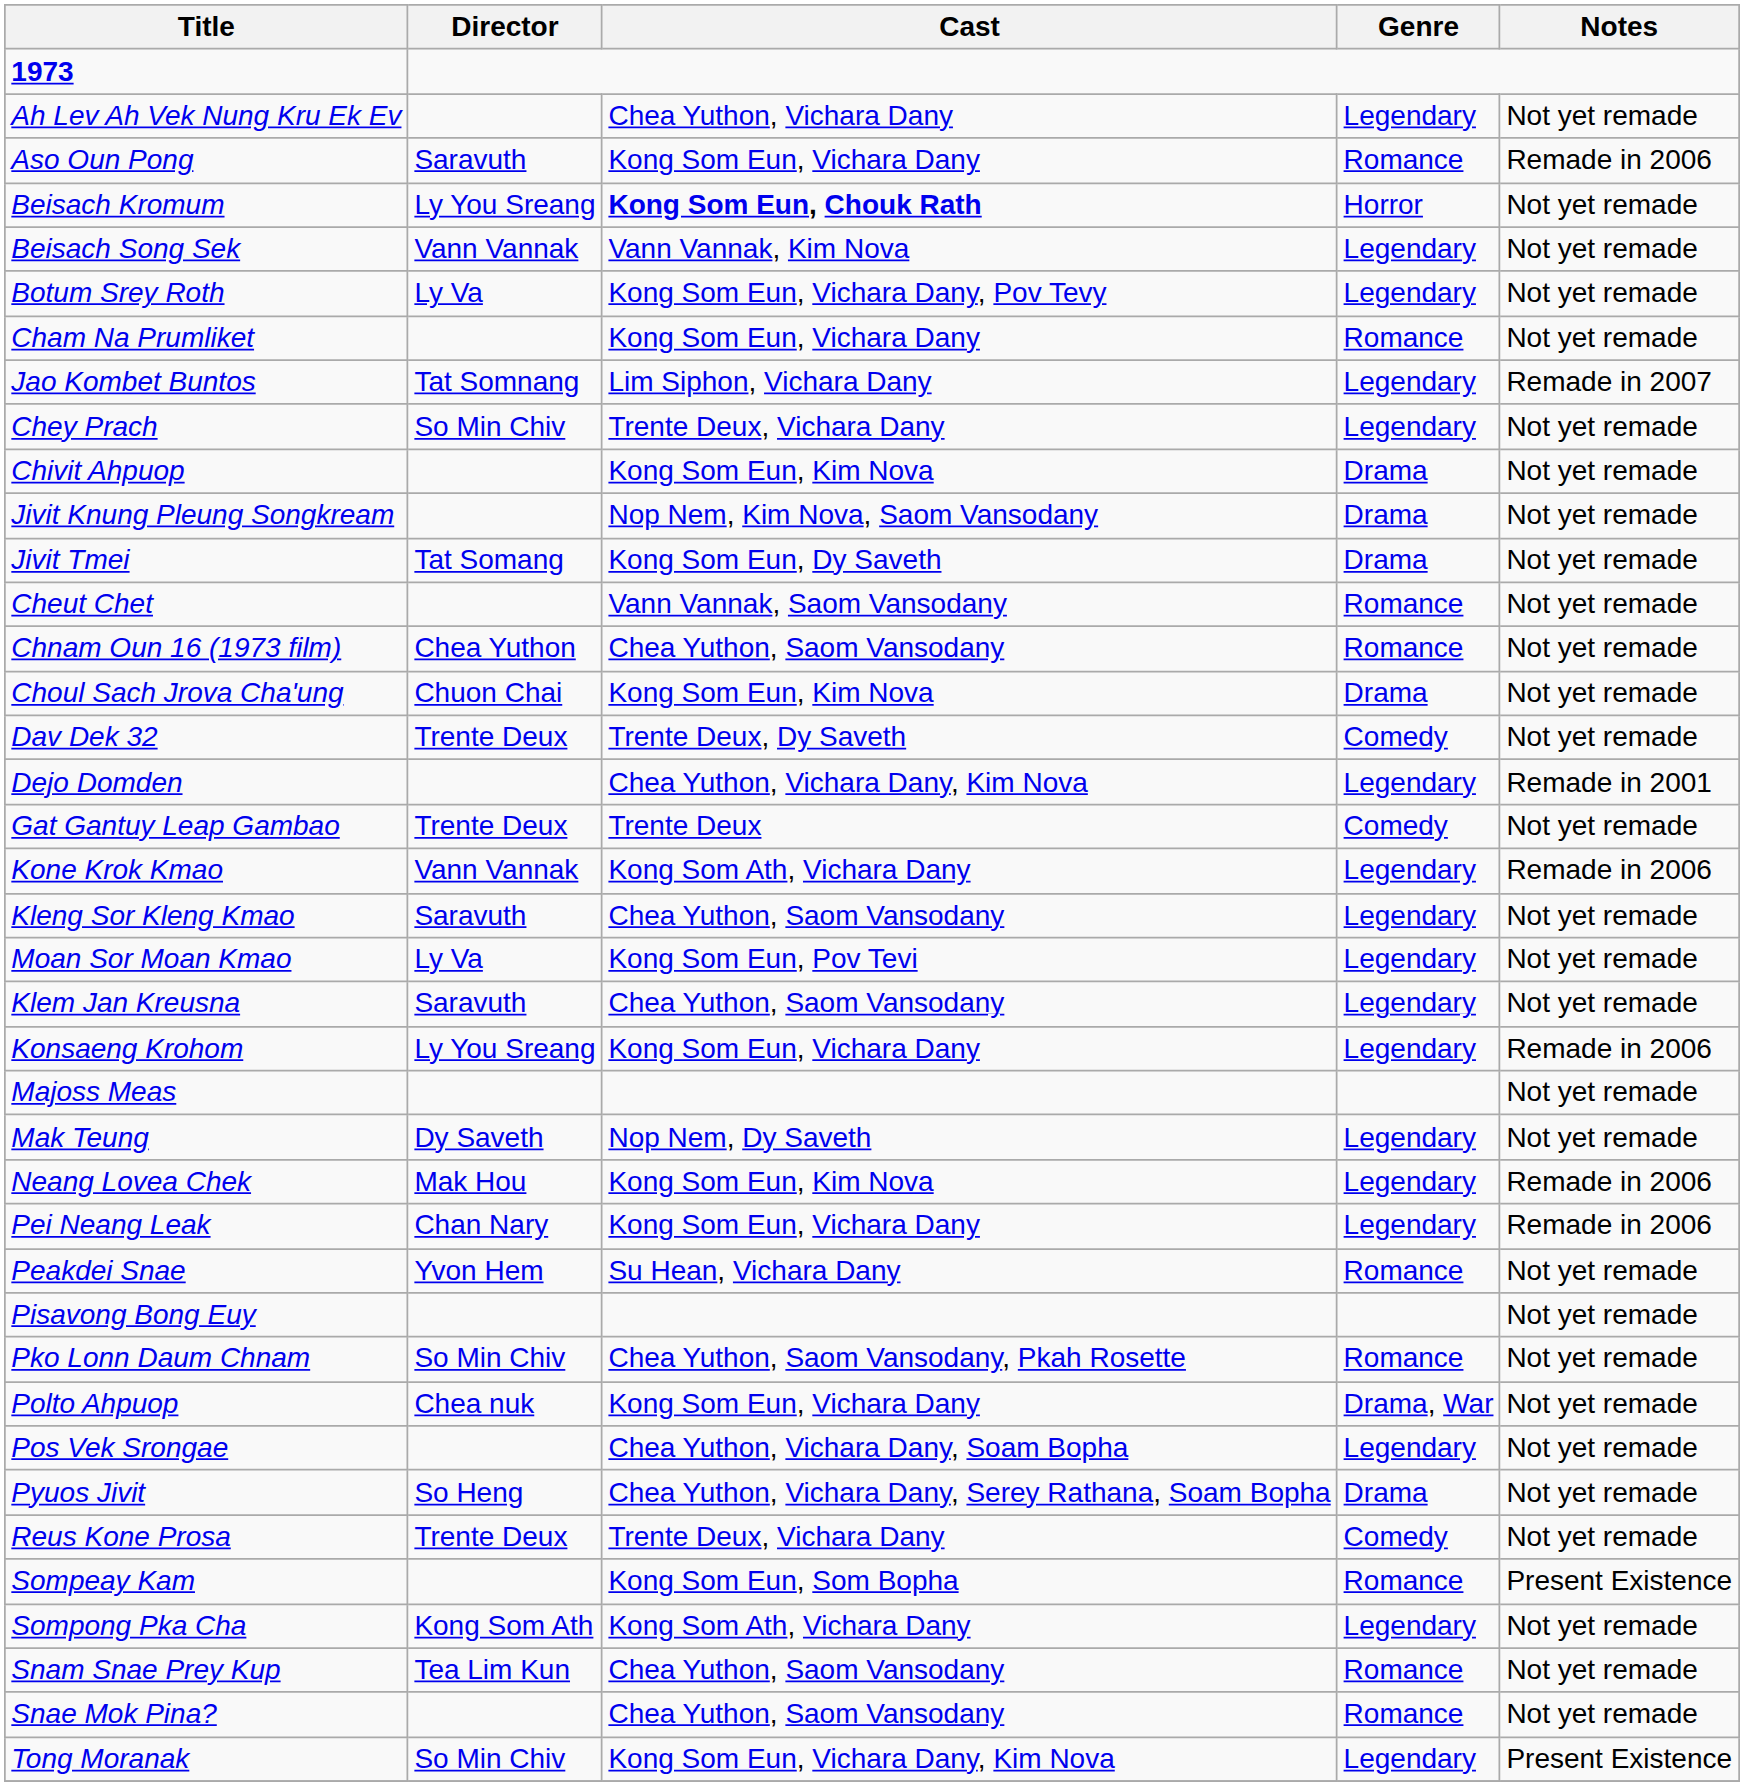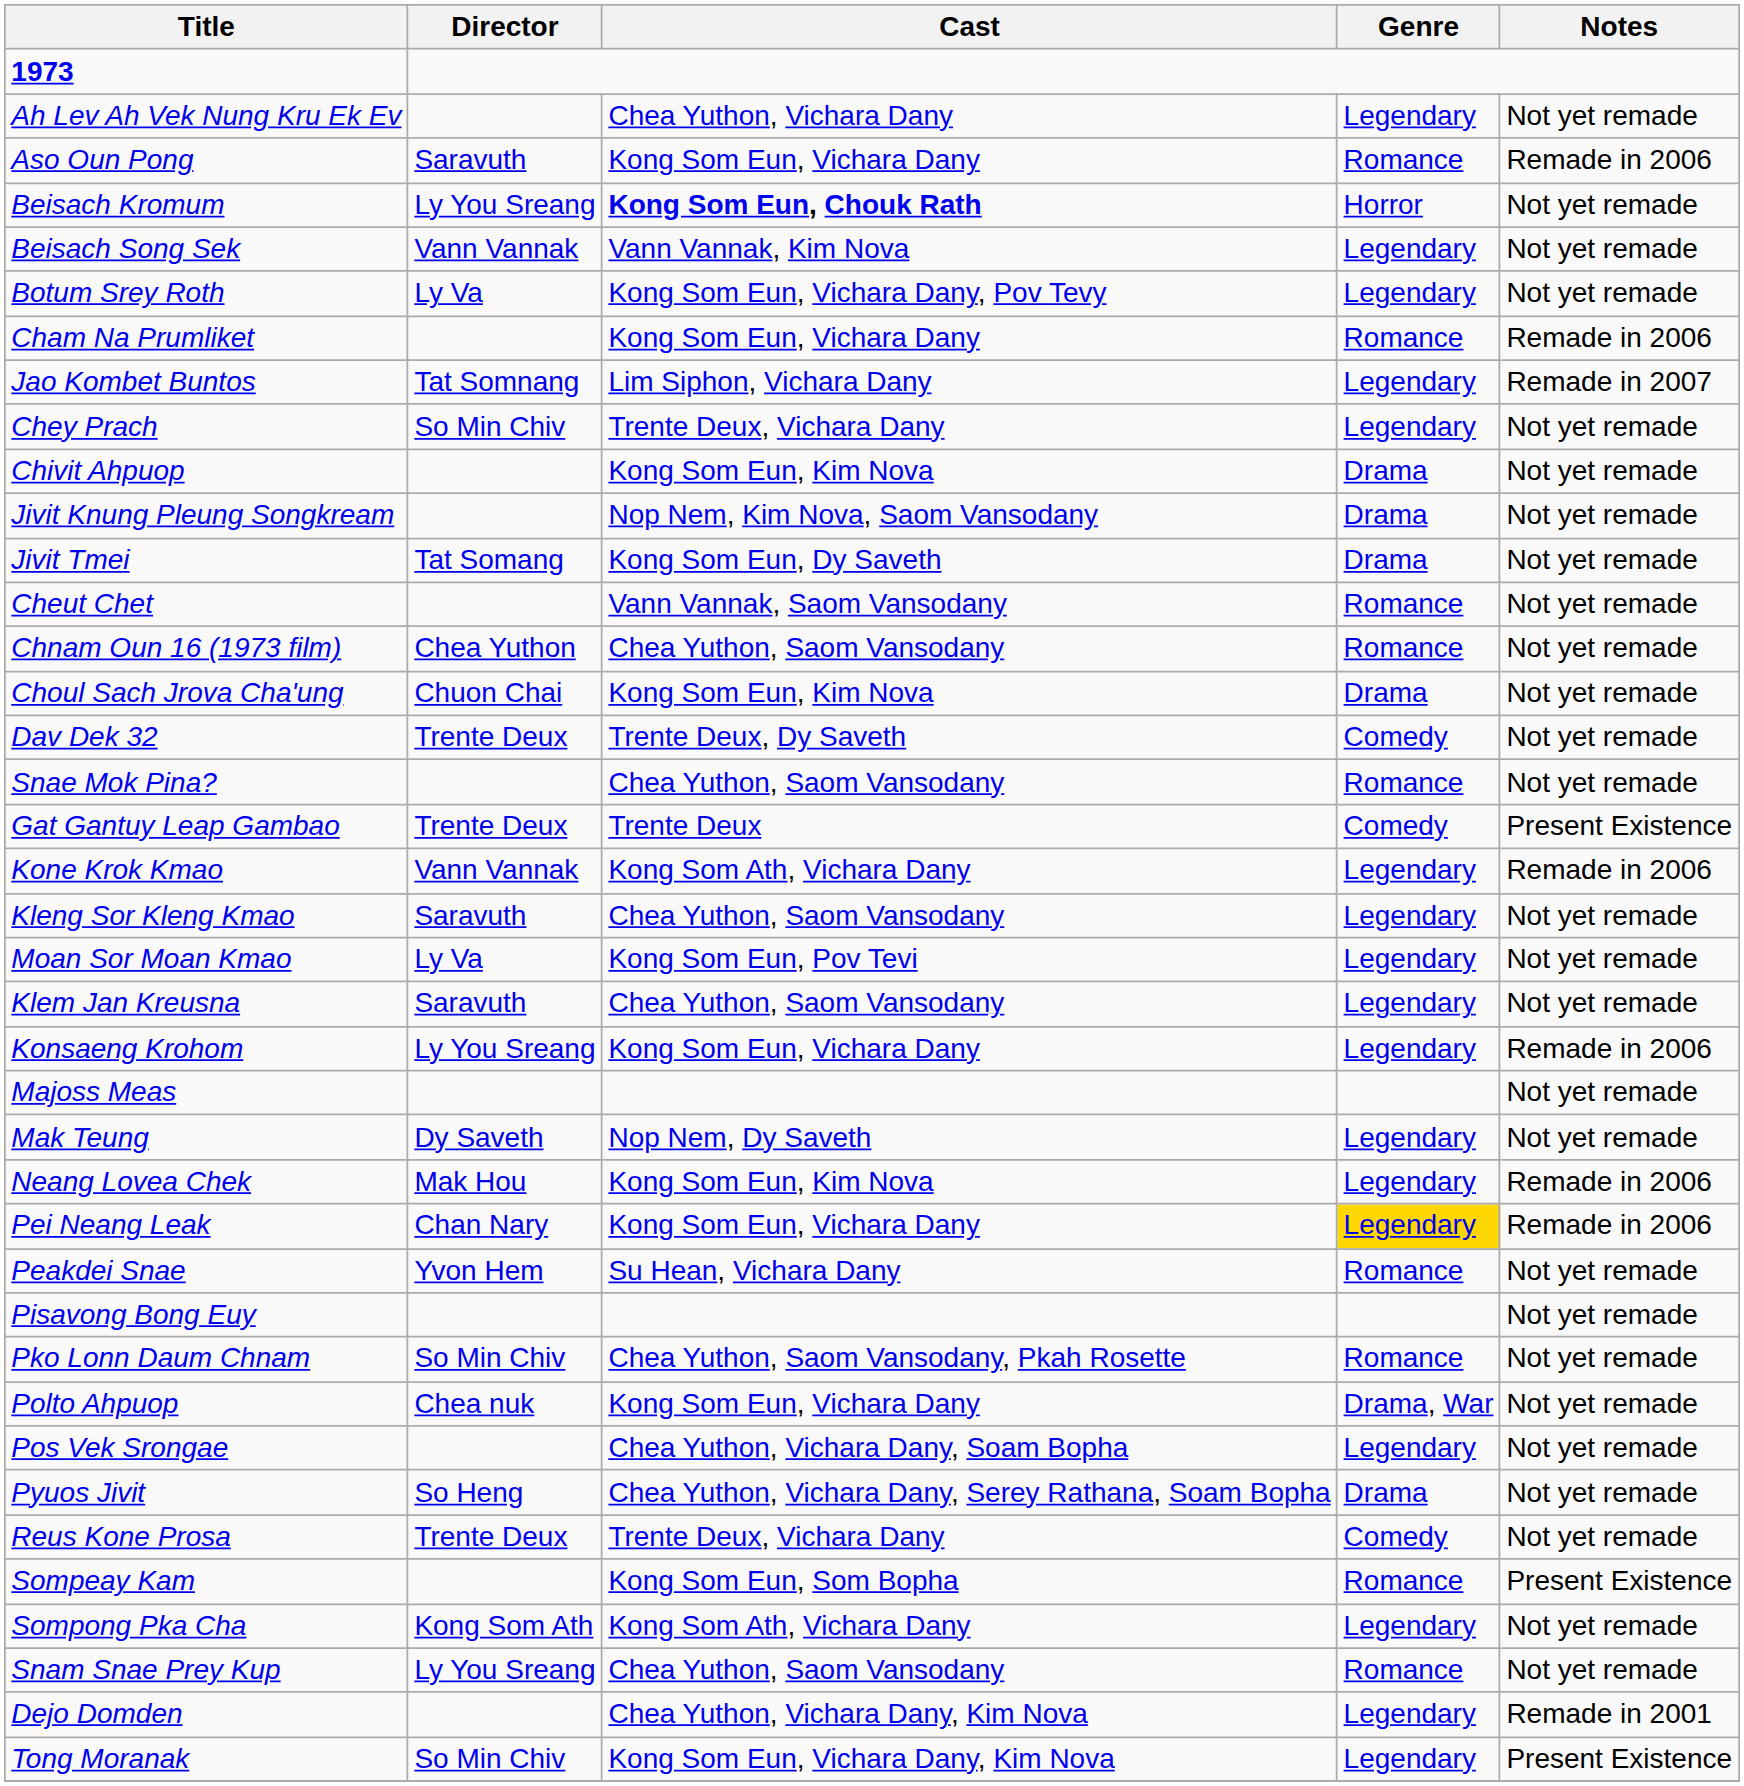(1602, 337) Not yet remade -> (1609, 337) Remade in 2006
rows swapped: (97, 781) <-> (114, 1714)
(1602, 826) Not yet remade -> (1619, 826) Present Existence
(1410, 1225) no background -> (1410, 1225) gold background
(492, 1669) Tea Lim Kun -> (505, 1669) Ly You Sreang
